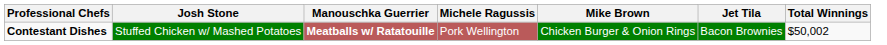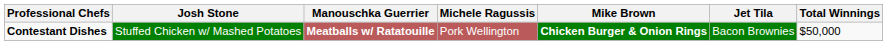(618, 31) normal -> (624, 31) bold
(808, 31) $50,002 -> (820, 31) $50,000
